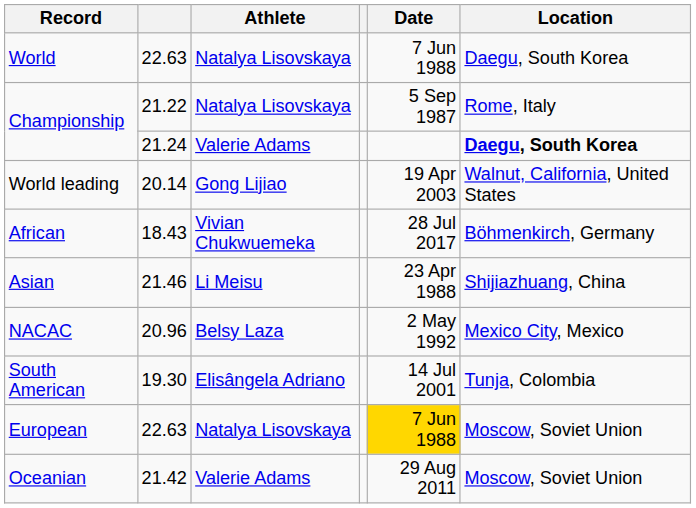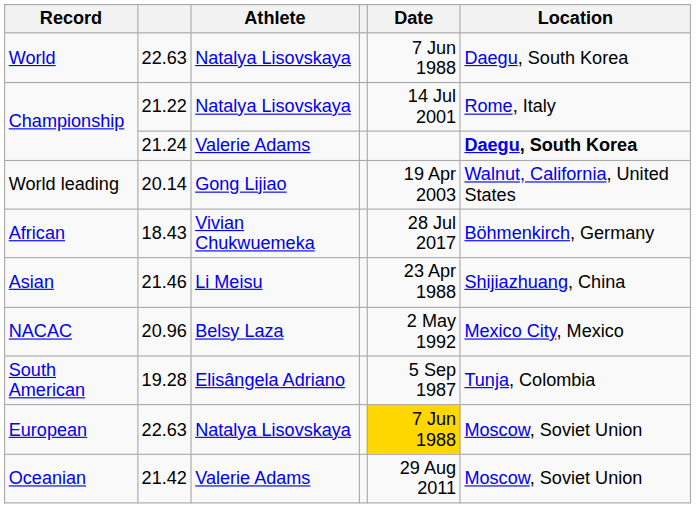(432, 106) 5 Sep 1987 -> (432, 106) 14 Jul 2001
(164, 380) 19.30 -> (164, 380) 19.28
(432, 380) 14 Jul 2001 -> (432, 380) 5 Sep 1987
